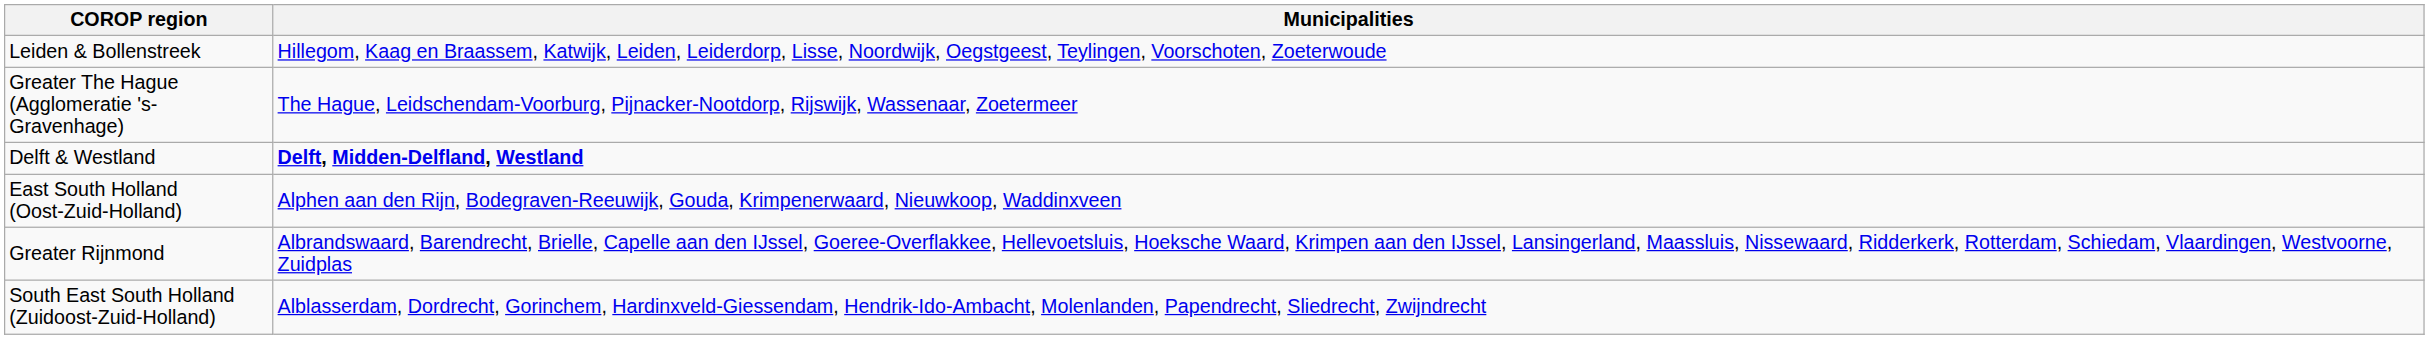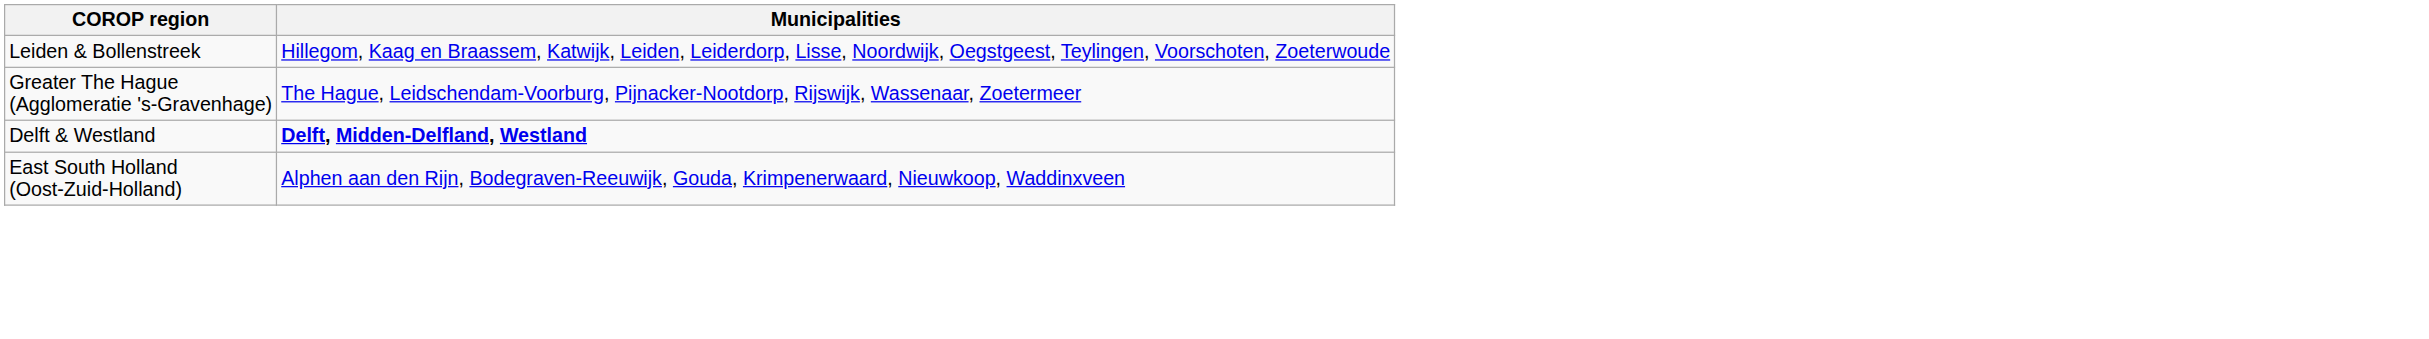- row: (87, 253)
- row: (122, 307)
